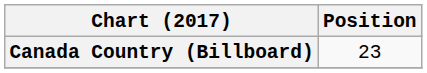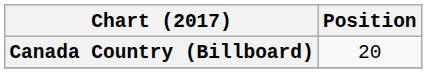(370, 52) 23 -> (370, 52) 20
